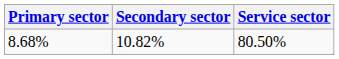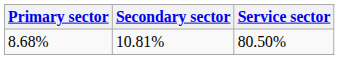(140, 41) 10.82% -> (140, 41) 10.81%
